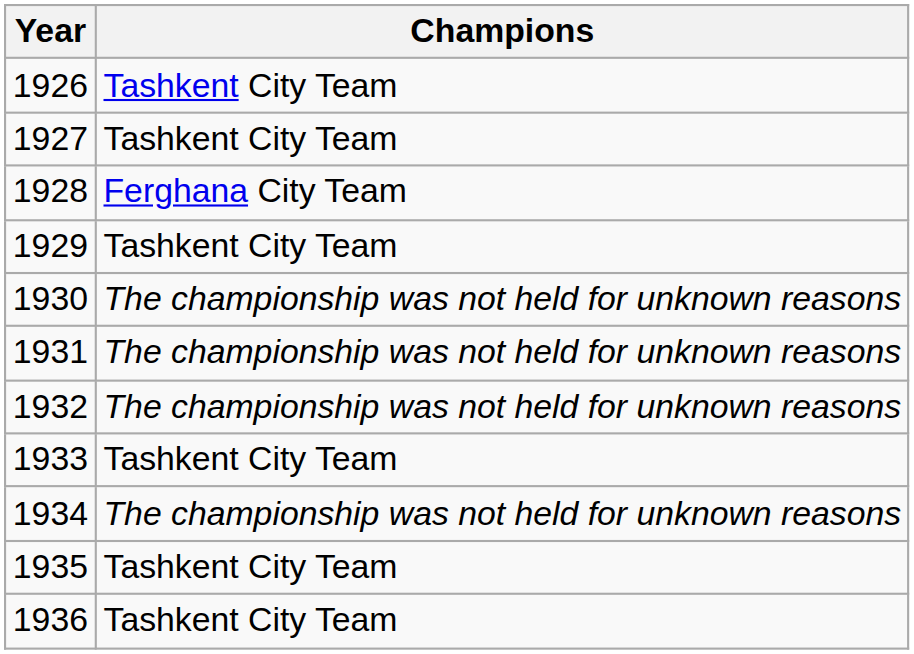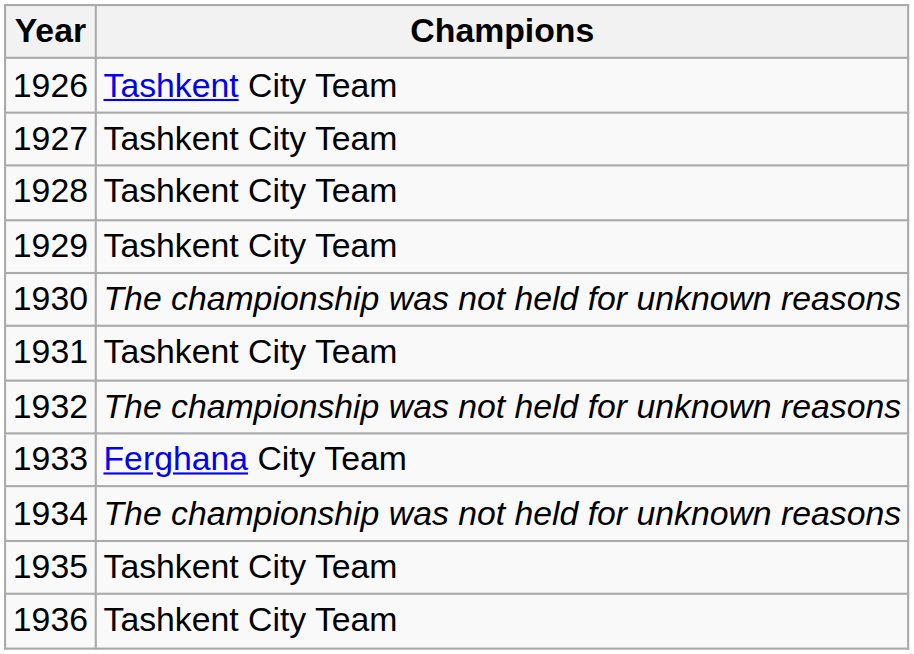(255, 191) Ferghana City Team -> (250, 191) Tashkent City Team
(502, 352) The championship was not held for unknown reasons -> (250, 352) Tashkent City Team
(250, 459) Tashkent City Team -> (255, 459) Ferghana City Team
